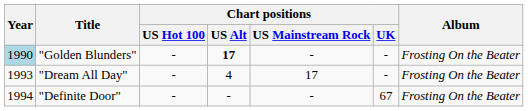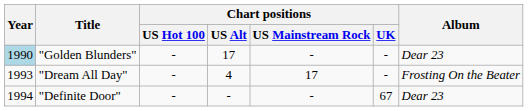(229, 55) bold -> (229, 55) normal
(461, 55) Frosting On the Beater -> (423, 55) Dear 23
(461, 95) Frosting On the Beater -> (423, 95) Dear 23
